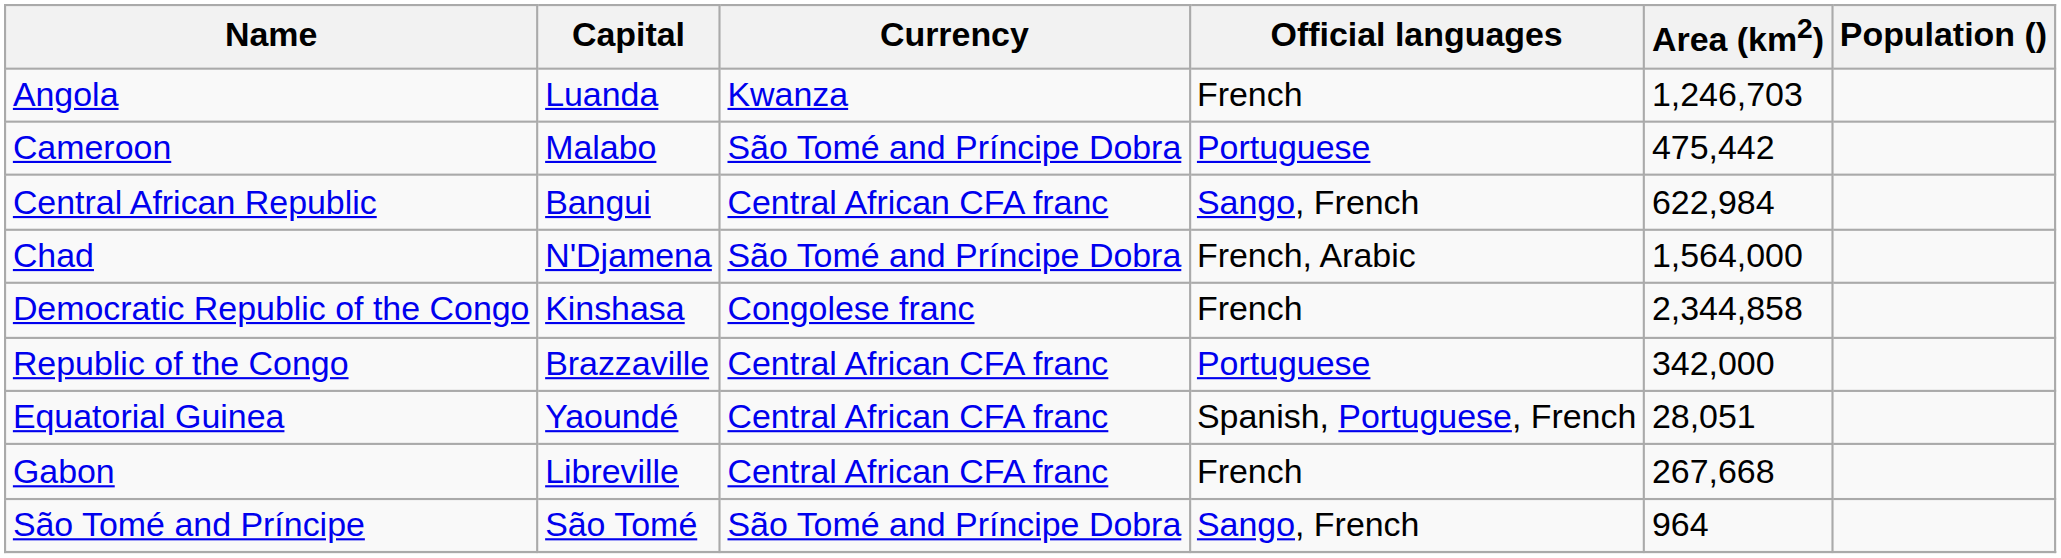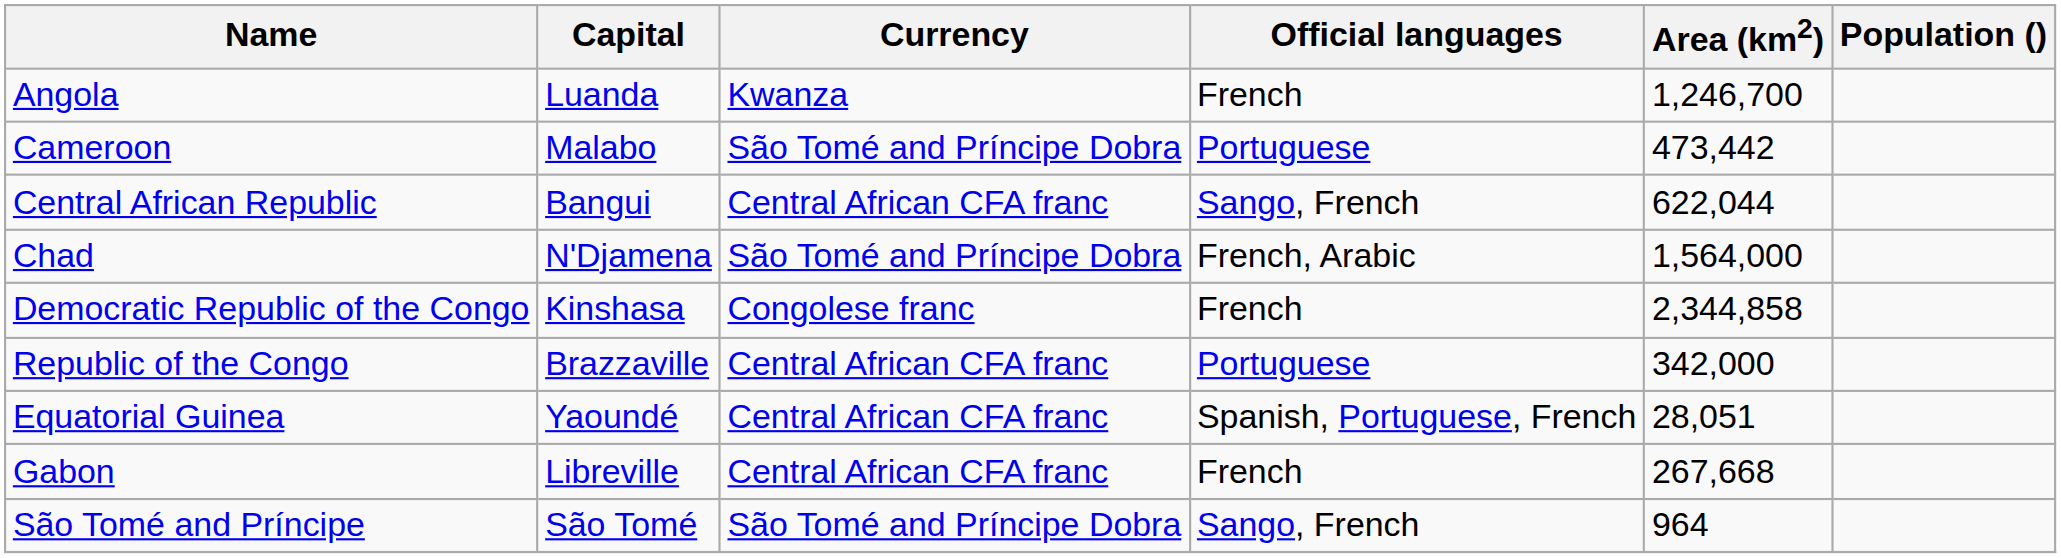(1727, 94) 1,246,703 -> (1727, 94) 1,246,700
(1713, 148) 475,442 -> (1713, 148) 473,442
(1713, 201) 622,984 -> (1713, 201) 622,044
